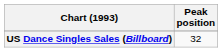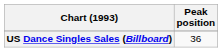(196, 39) 32 -> (196, 39) 36
